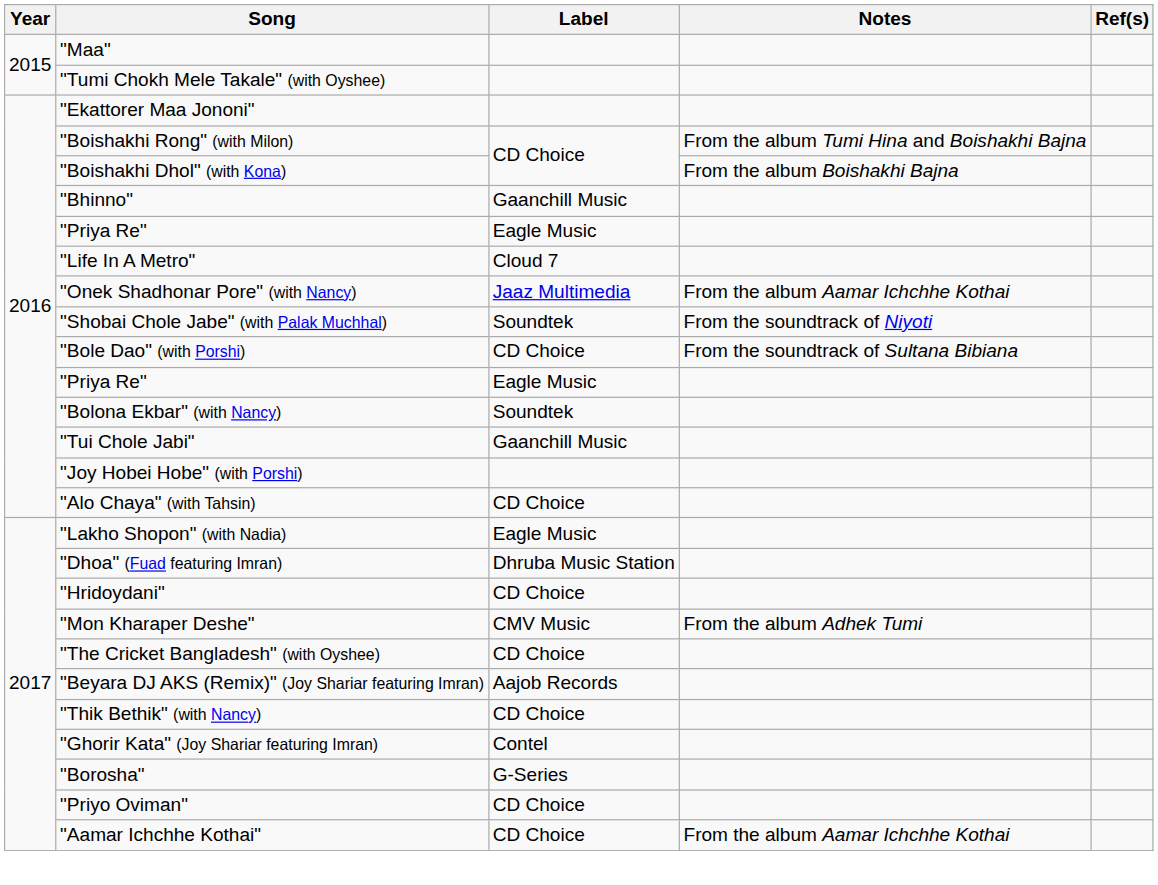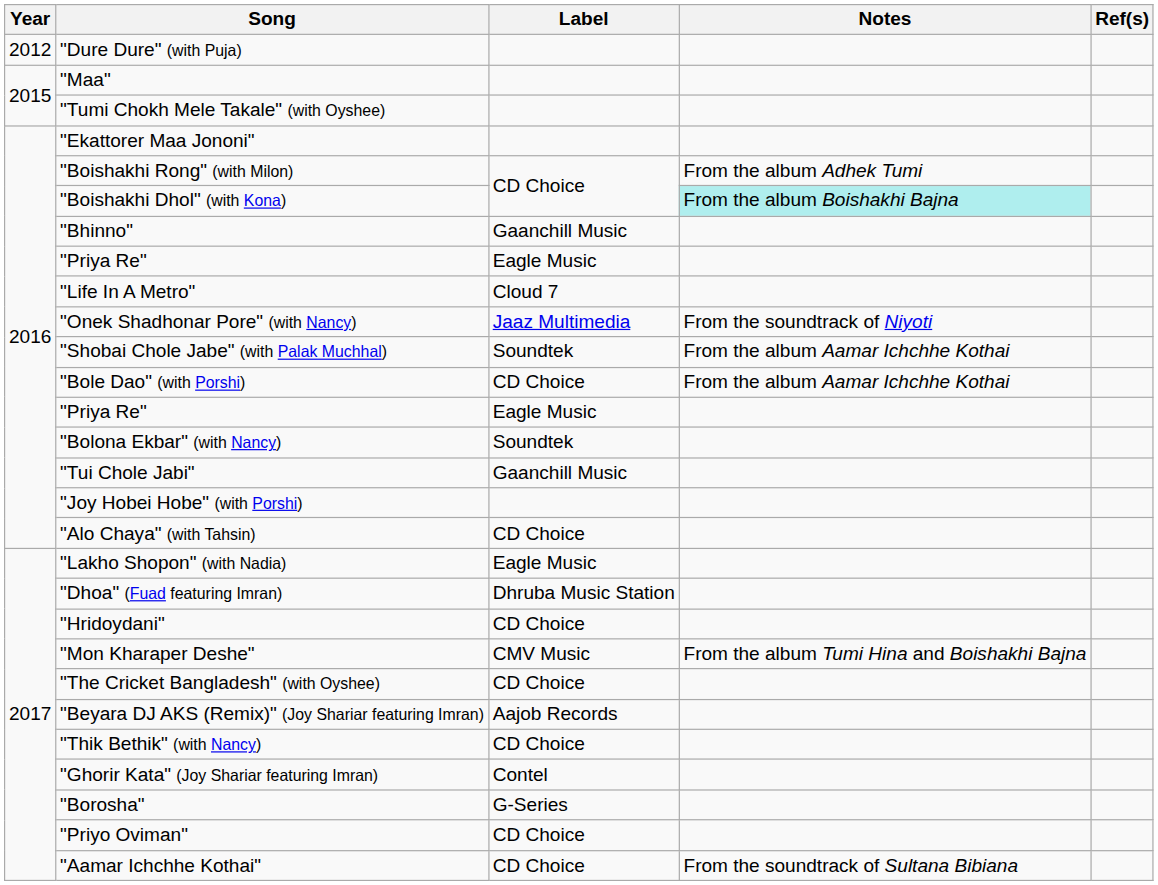+ row: (151, 49)
(885, 140) From the album Tumi Hina and Boishakhi Bajna -> (803, 170) From the album Adhek Tumi
(821, 170) no background -> (821, 200) paleturquoise background
(847, 291) From the album Aamar Ichchhe Kothai -> (808, 321) From the soundtrack of Niyoti
(808, 321) From the soundtrack of Niyoti -> (847, 351) From the album Aamar Ichchhe Kothai
(851, 351) From the soundtrack of Sultana Bibiana -> (847, 381) From the album Aamar Ichchhe Kothai
(803, 623) From the album Adhek Tumi -> (885, 653) From the album Tumi Hina and Boishakhi Bajna
(847, 834) From the album Aamar Ichchhe Kothai -> (851, 865) From the soundtrack of Sultana Bibiana
